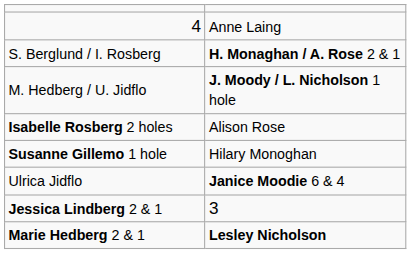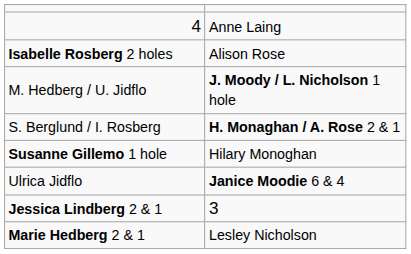rows swapped: (85, 54) <-> (91, 127)
(268, 235) bold -> (263, 236) normal
